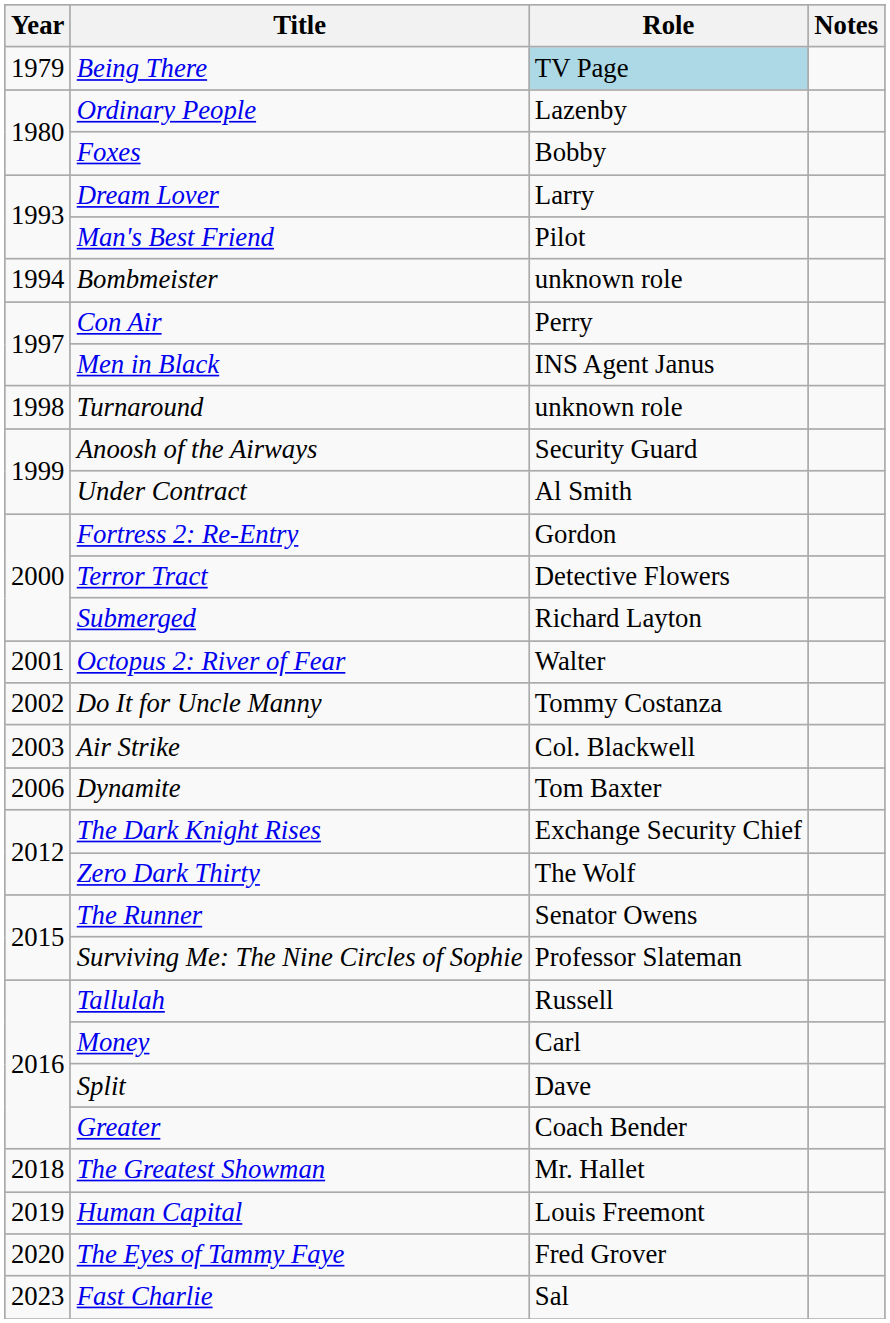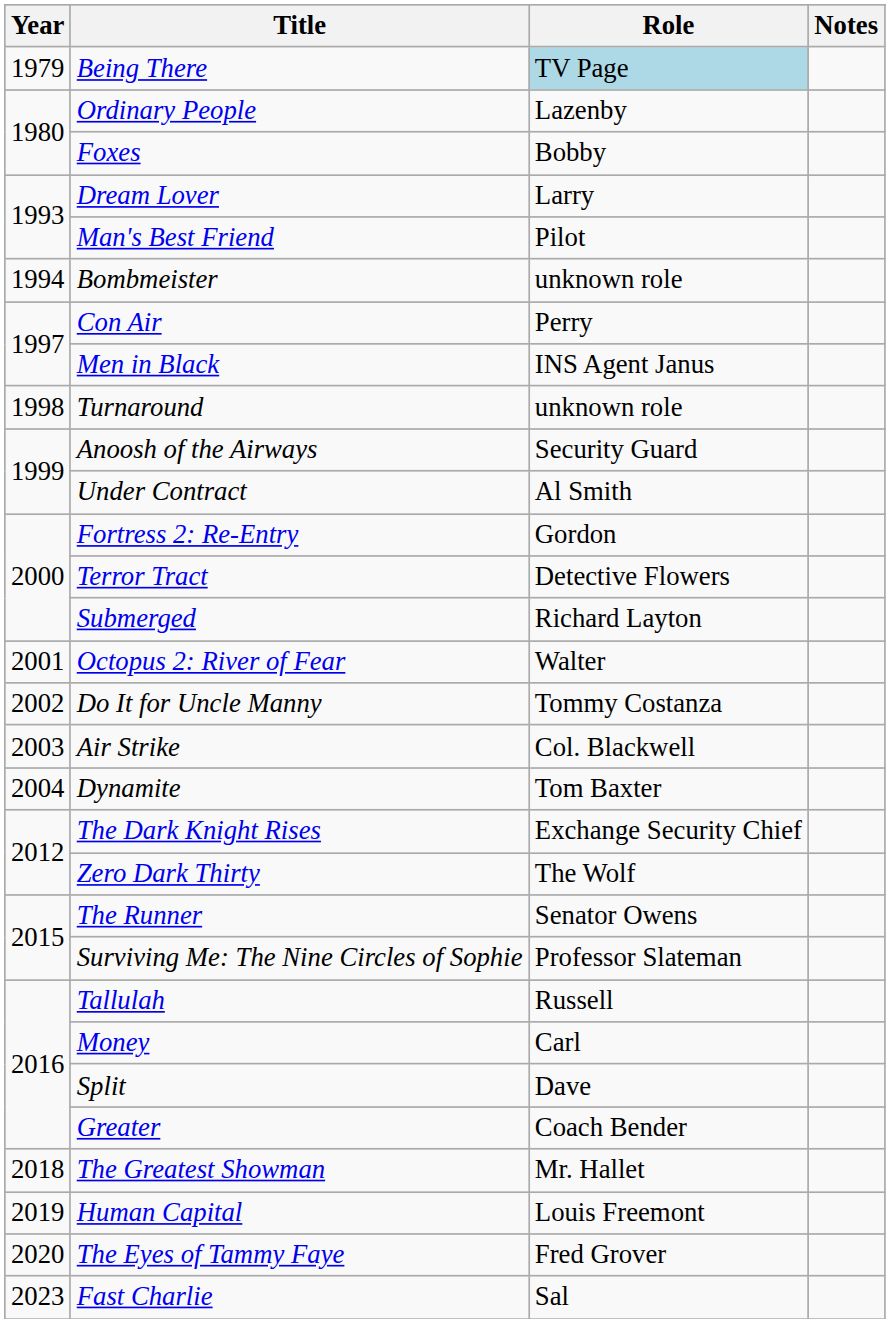(38, 788) 2006 -> (38, 788) 2004
